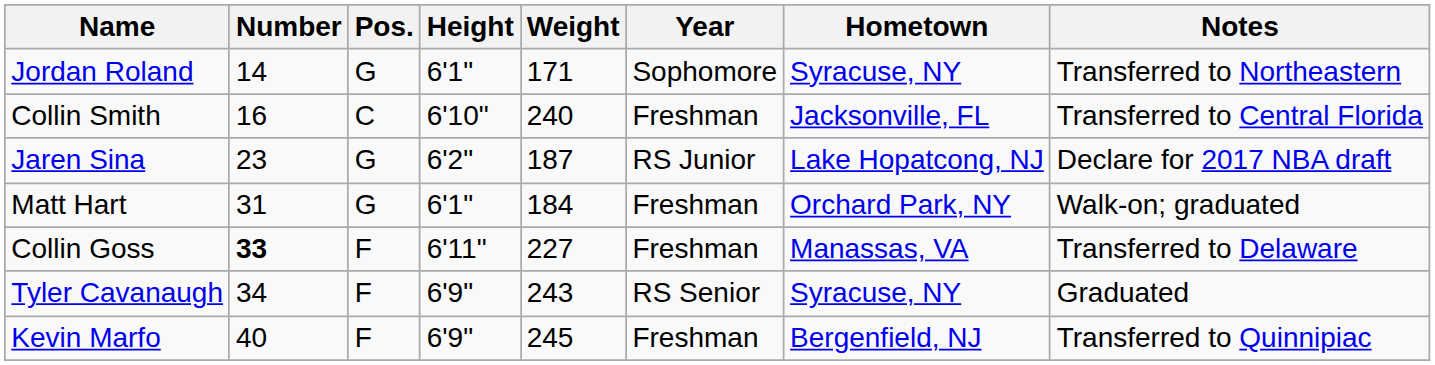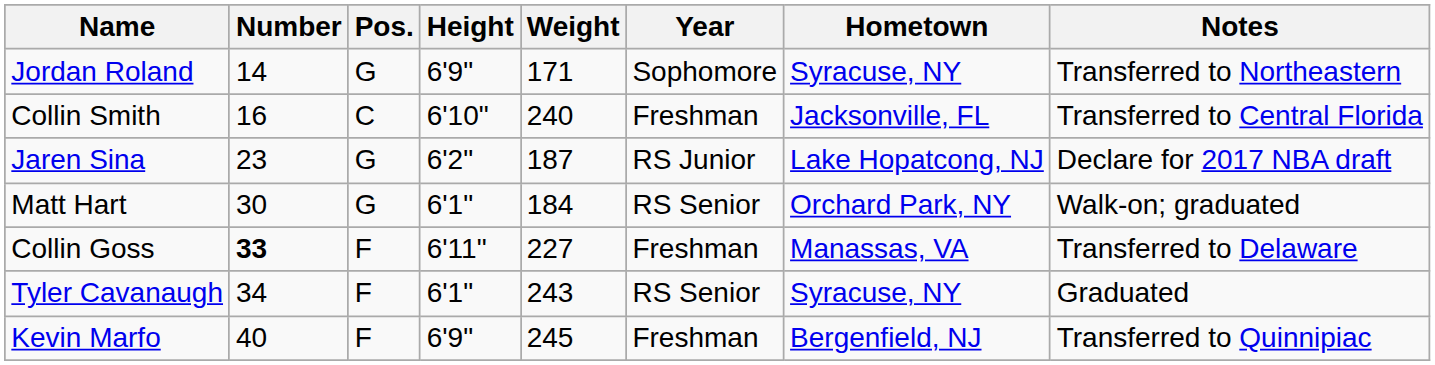(450, 71) 6'1" -> (450, 71) 6'9"
(252, 204) 31 -> (252, 204) 30
(695, 204) Freshman -> (696, 204) RS Senior
(450, 293) 6'9" -> (450, 293) 6'1"
